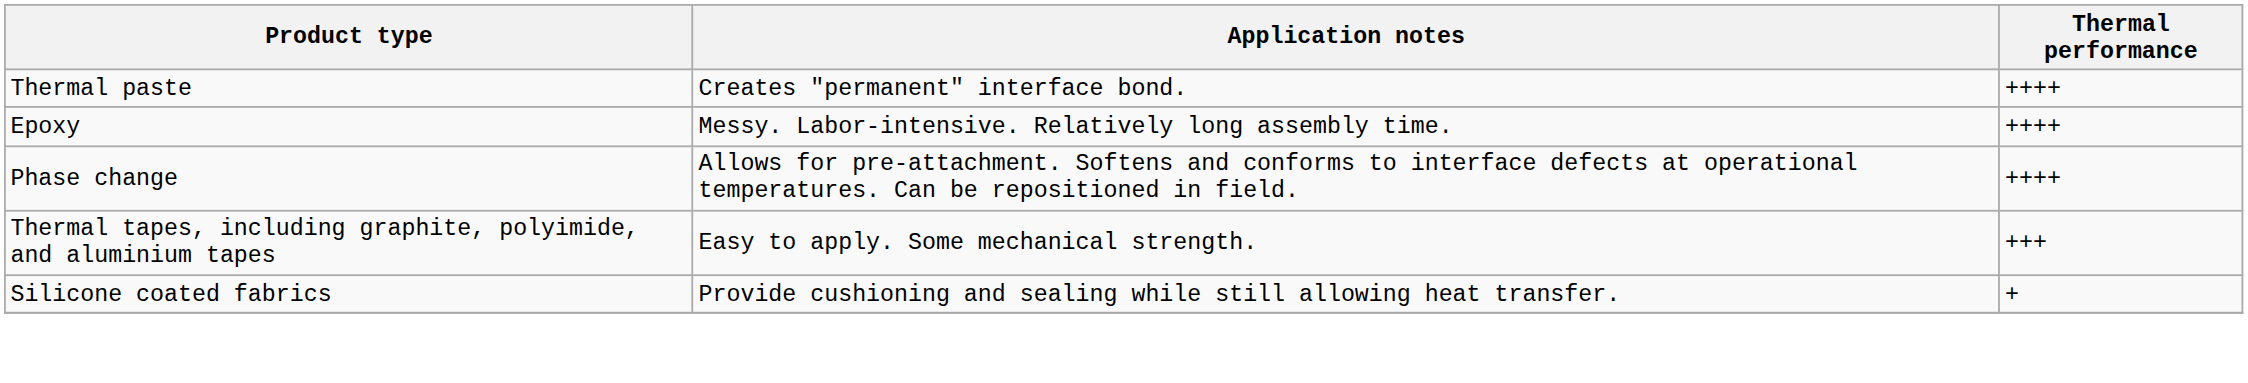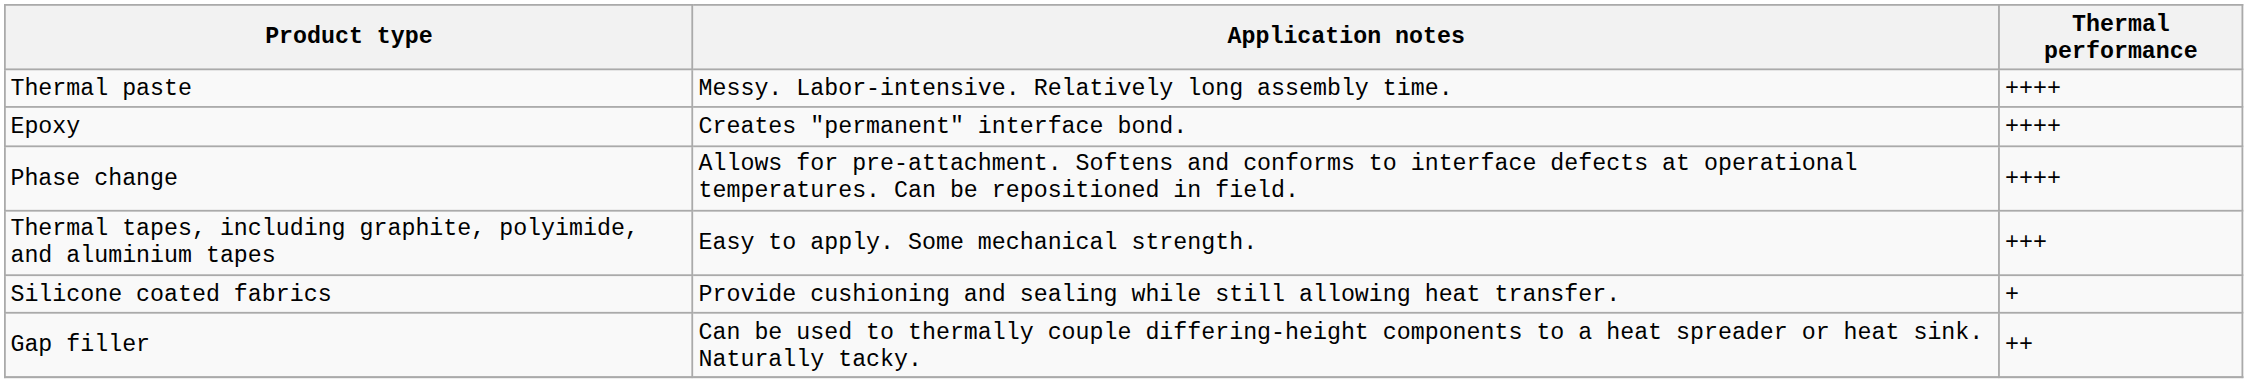(943, 89) Creates "permanent" interface bond. -> (1076, 89) Messy. Labor-intensive. Relatively long assembly time.
(1076, 127) Messy. Labor-intensive. Relatively long assembly time. -> (943, 127) Creates "permanent" interface bond.
+ row: (80, 345)
